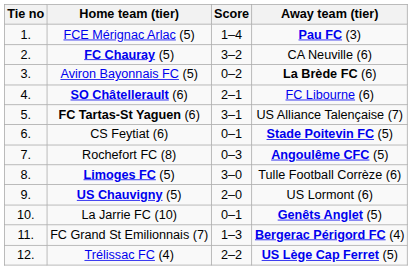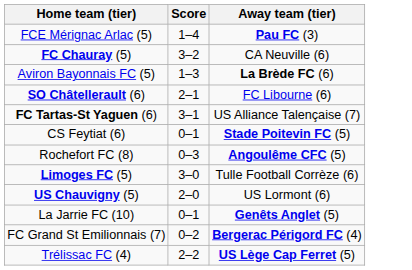- column: (26, 14)
(232, 74) 0–2 -> (189, 74) 1–3
(232, 235) 1–3 -> (189, 235) 0–2
